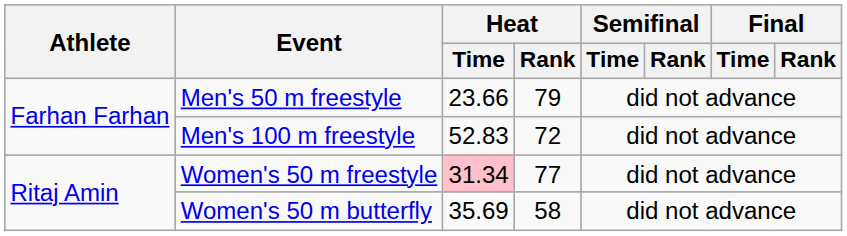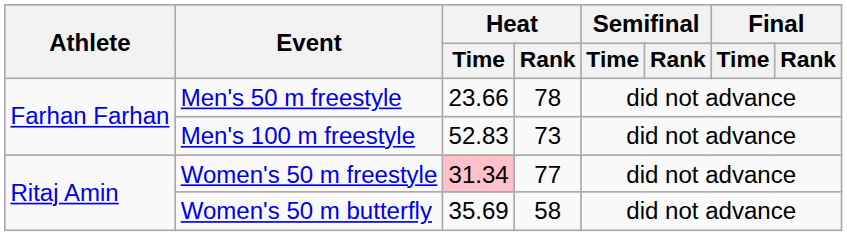(548, 98) 79 -> (548, 98) 78
(548, 136) 72 -> (548, 136) 73
